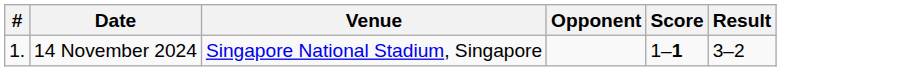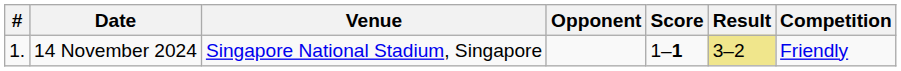+ column: (836, 20)
(729, 50) no background -> (729, 50) khaki background
